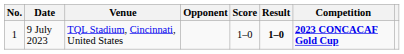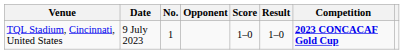columns swapped: (14, 12) <-> (123, 12)
(276, 35) bold -> (276, 35) normal
